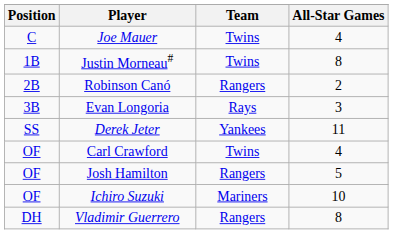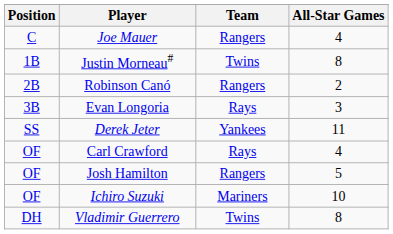(242, 37) Twins -> (242, 37) Rangers
(242, 151) Twins -> (242, 151) Rays
(242, 217) Rangers -> (242, 217) Twins
